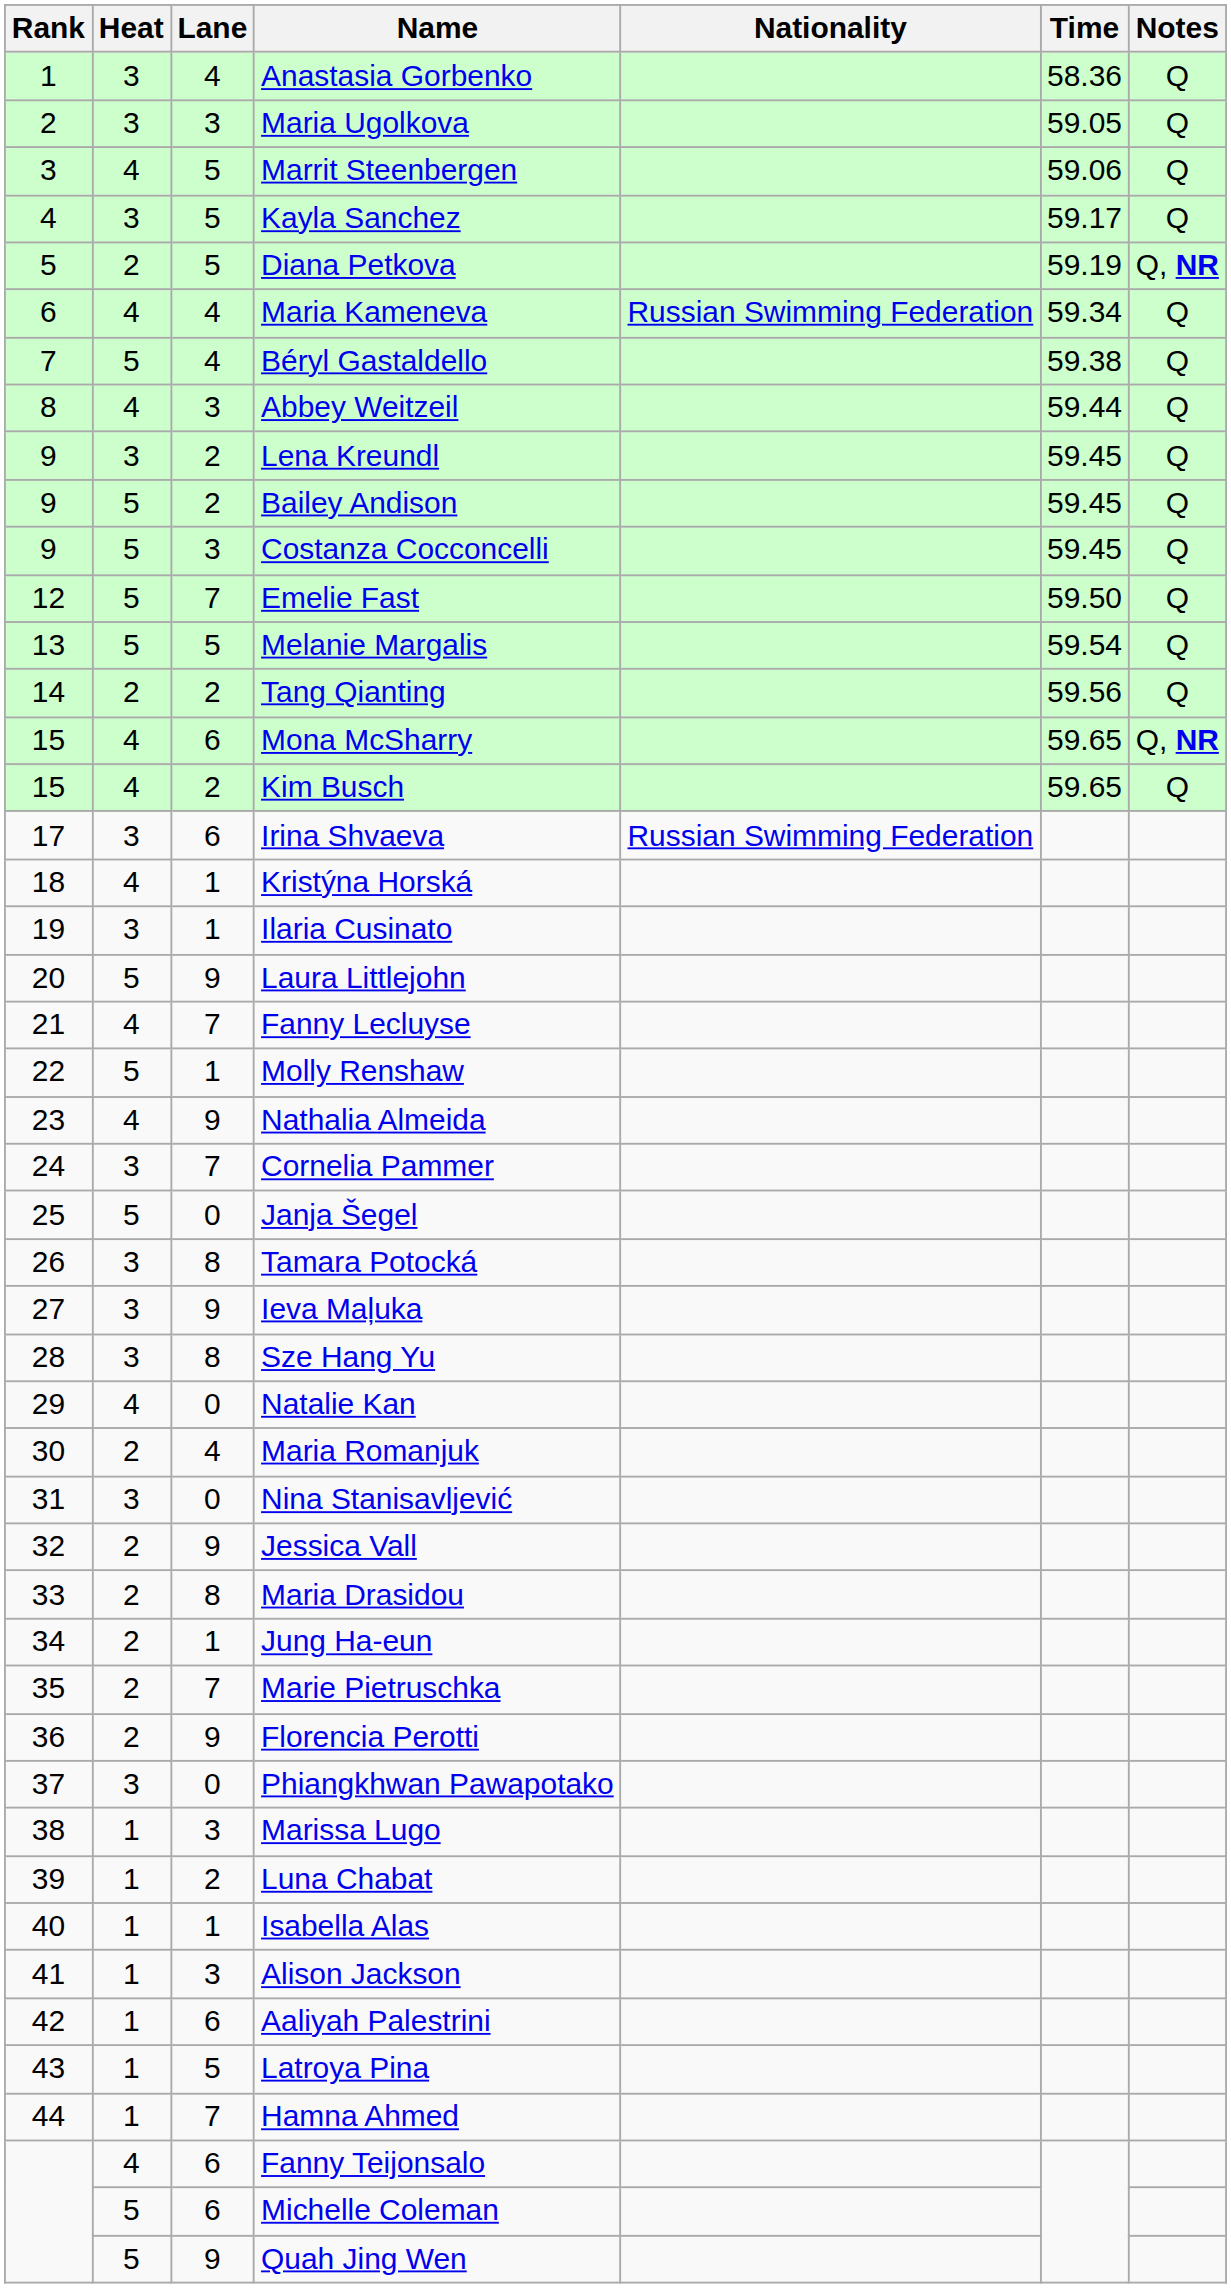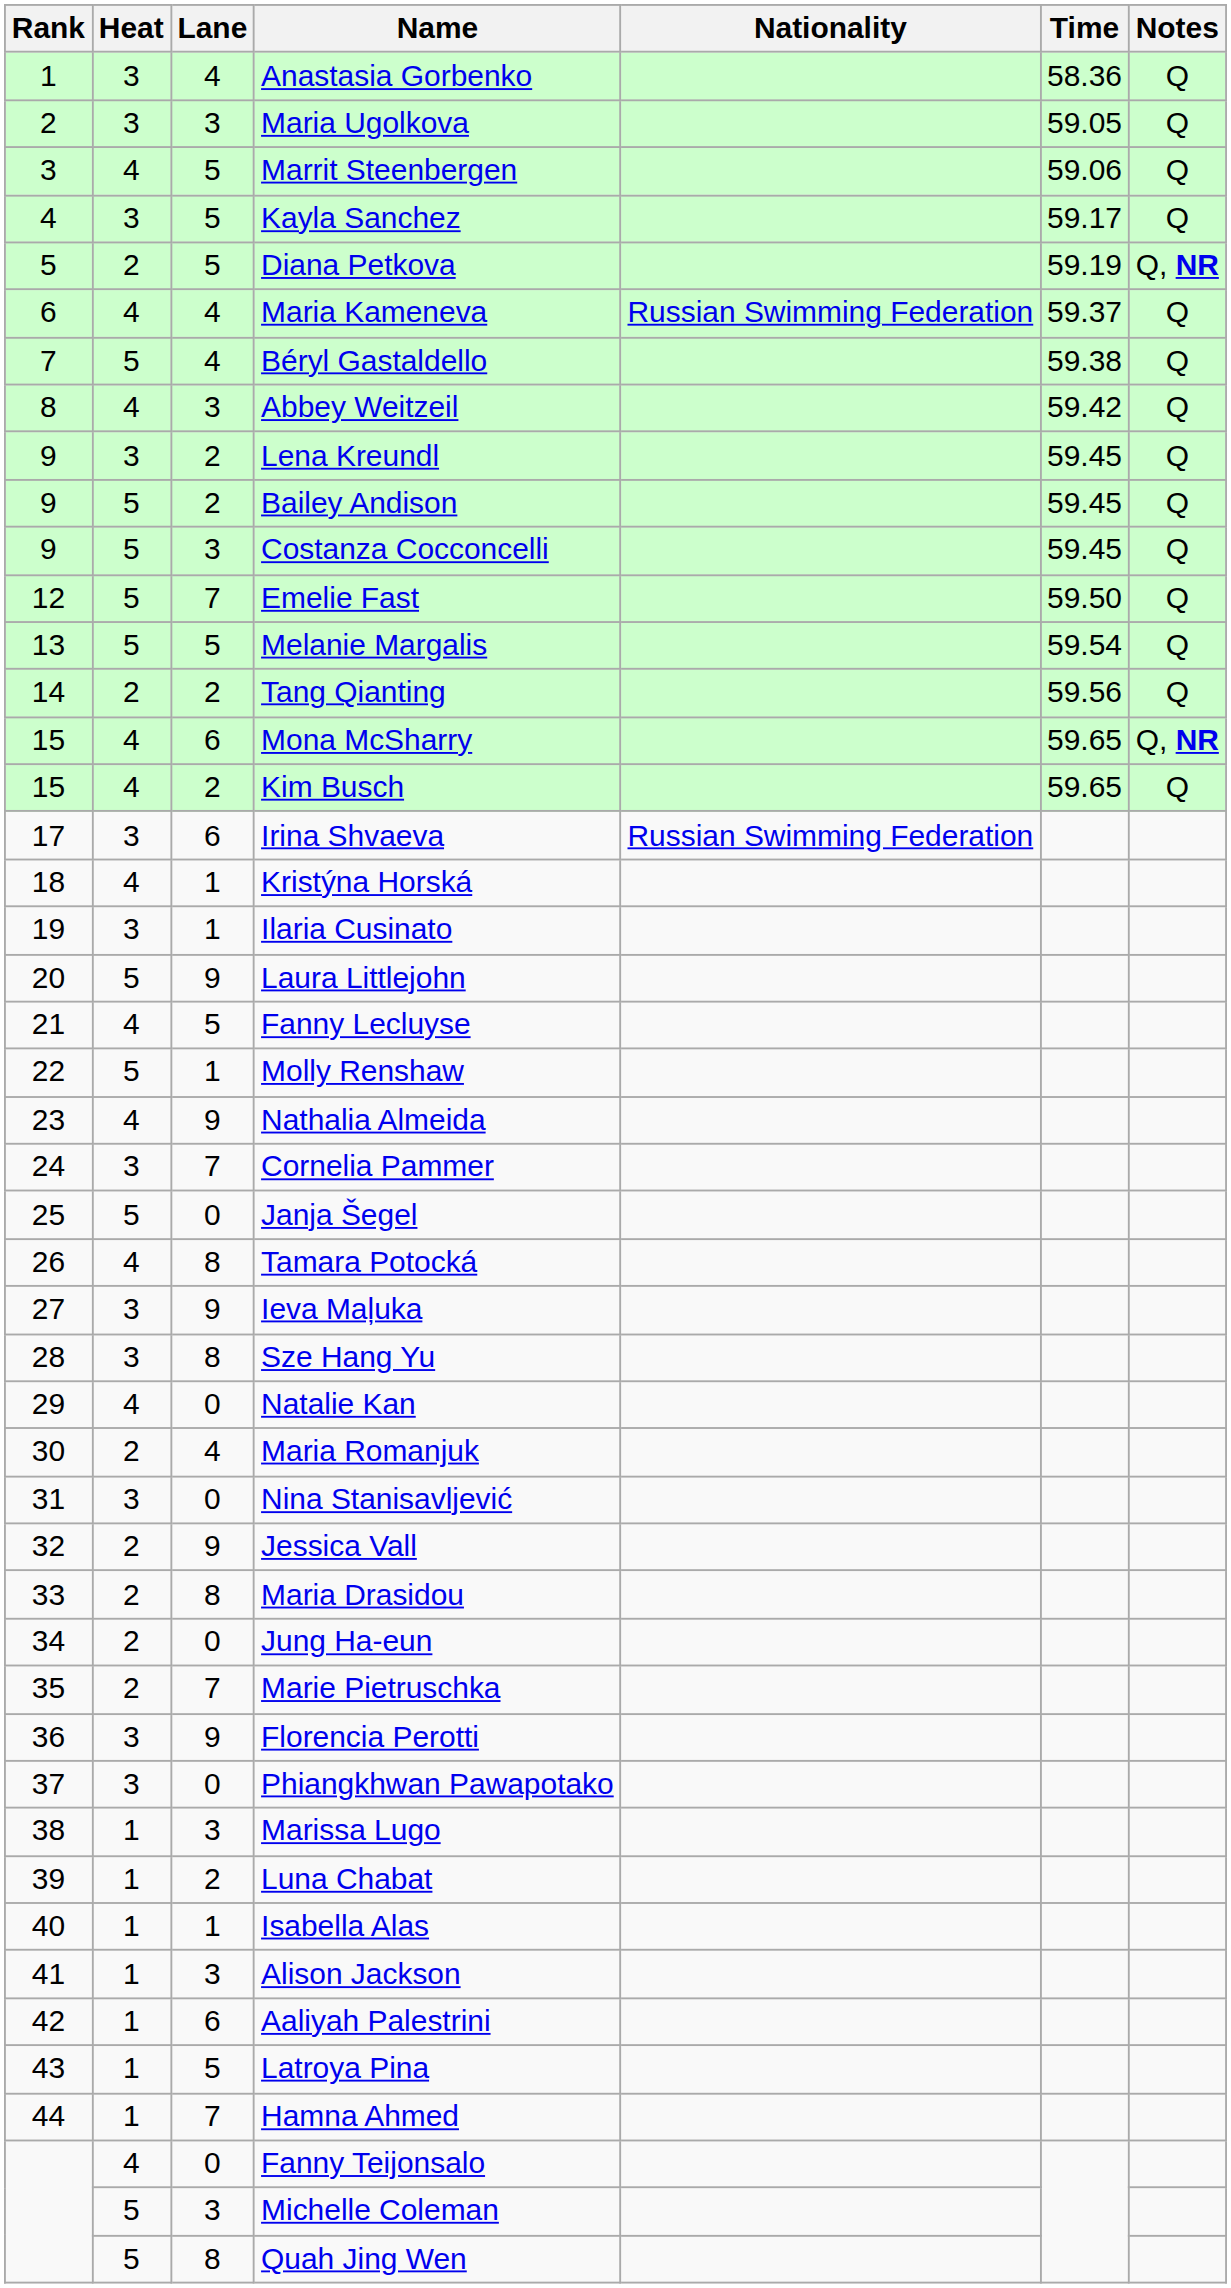(1084, 312) 59.34 -> (1084, 312) 59.37
(1084, 407) 59.44 -> (1084, 407) 59.42
(212, 1024) 7 -> (212, 1024) 5
(131, 1261) 3 -> (131, 1261) 4
(212, 1641) 1 -> (212, 1641) 0
(131, 1736) 2 -> (131, 1736) 3
(212, 2163) 6 -> (212, 2163) 0
(212, 2210) 6 -> (212, 2210) 3
(212, 2258) 9 -> (212, 2258) 8
